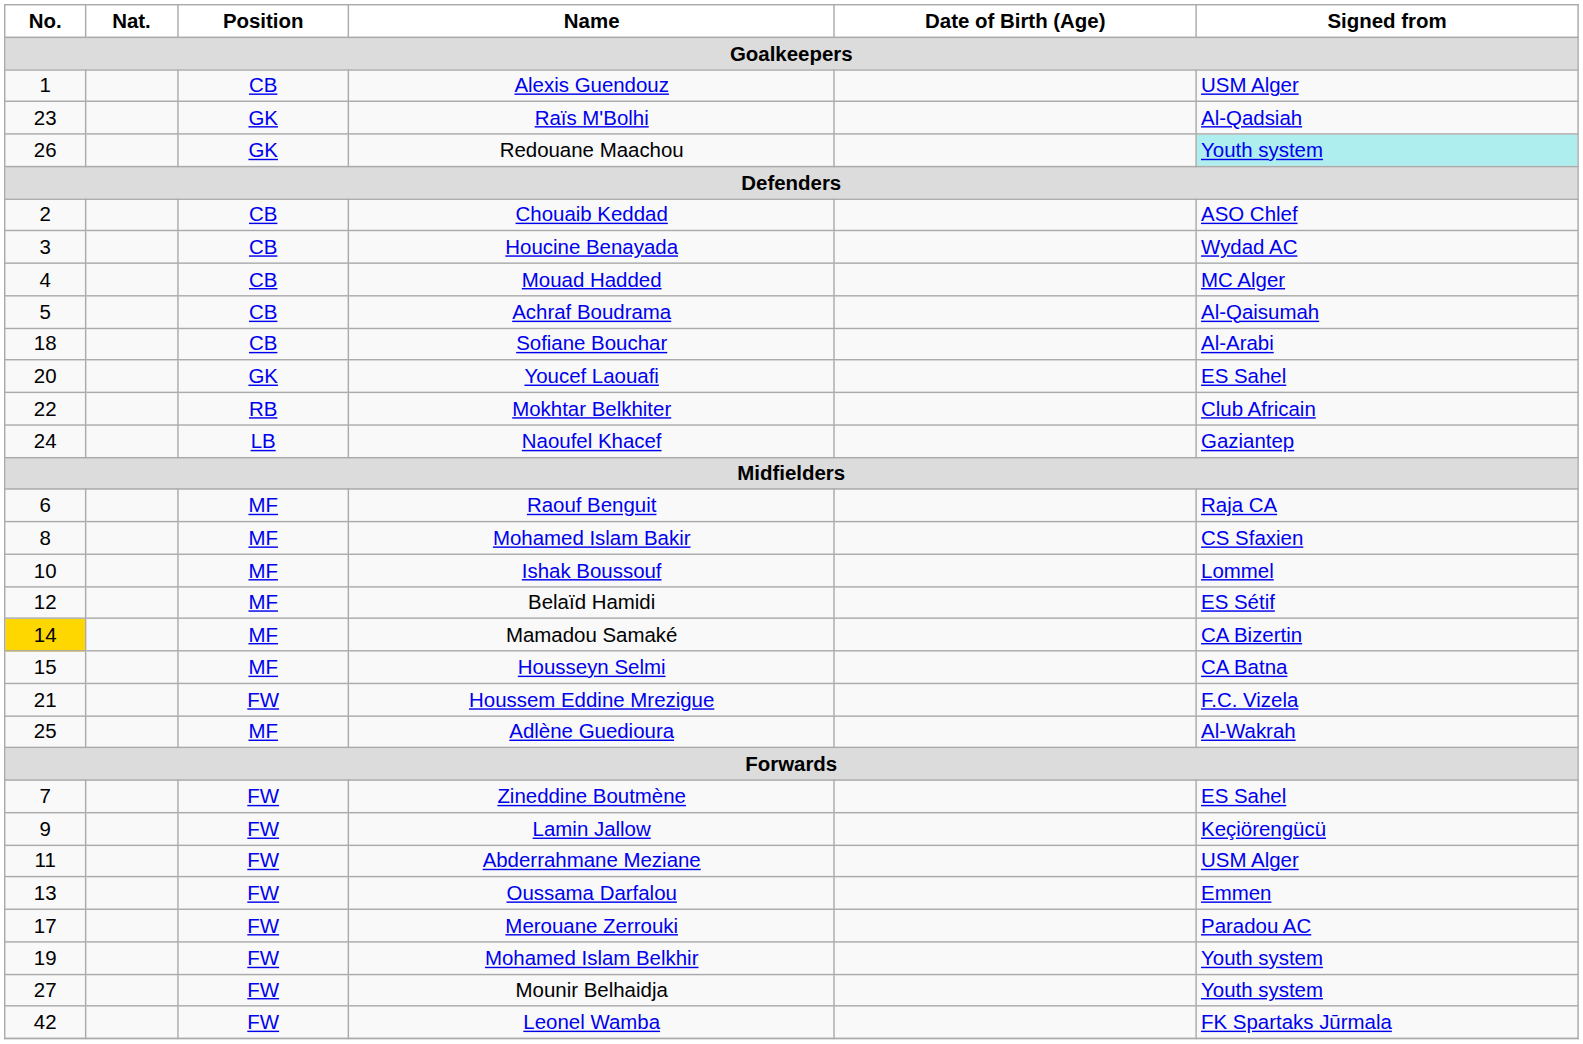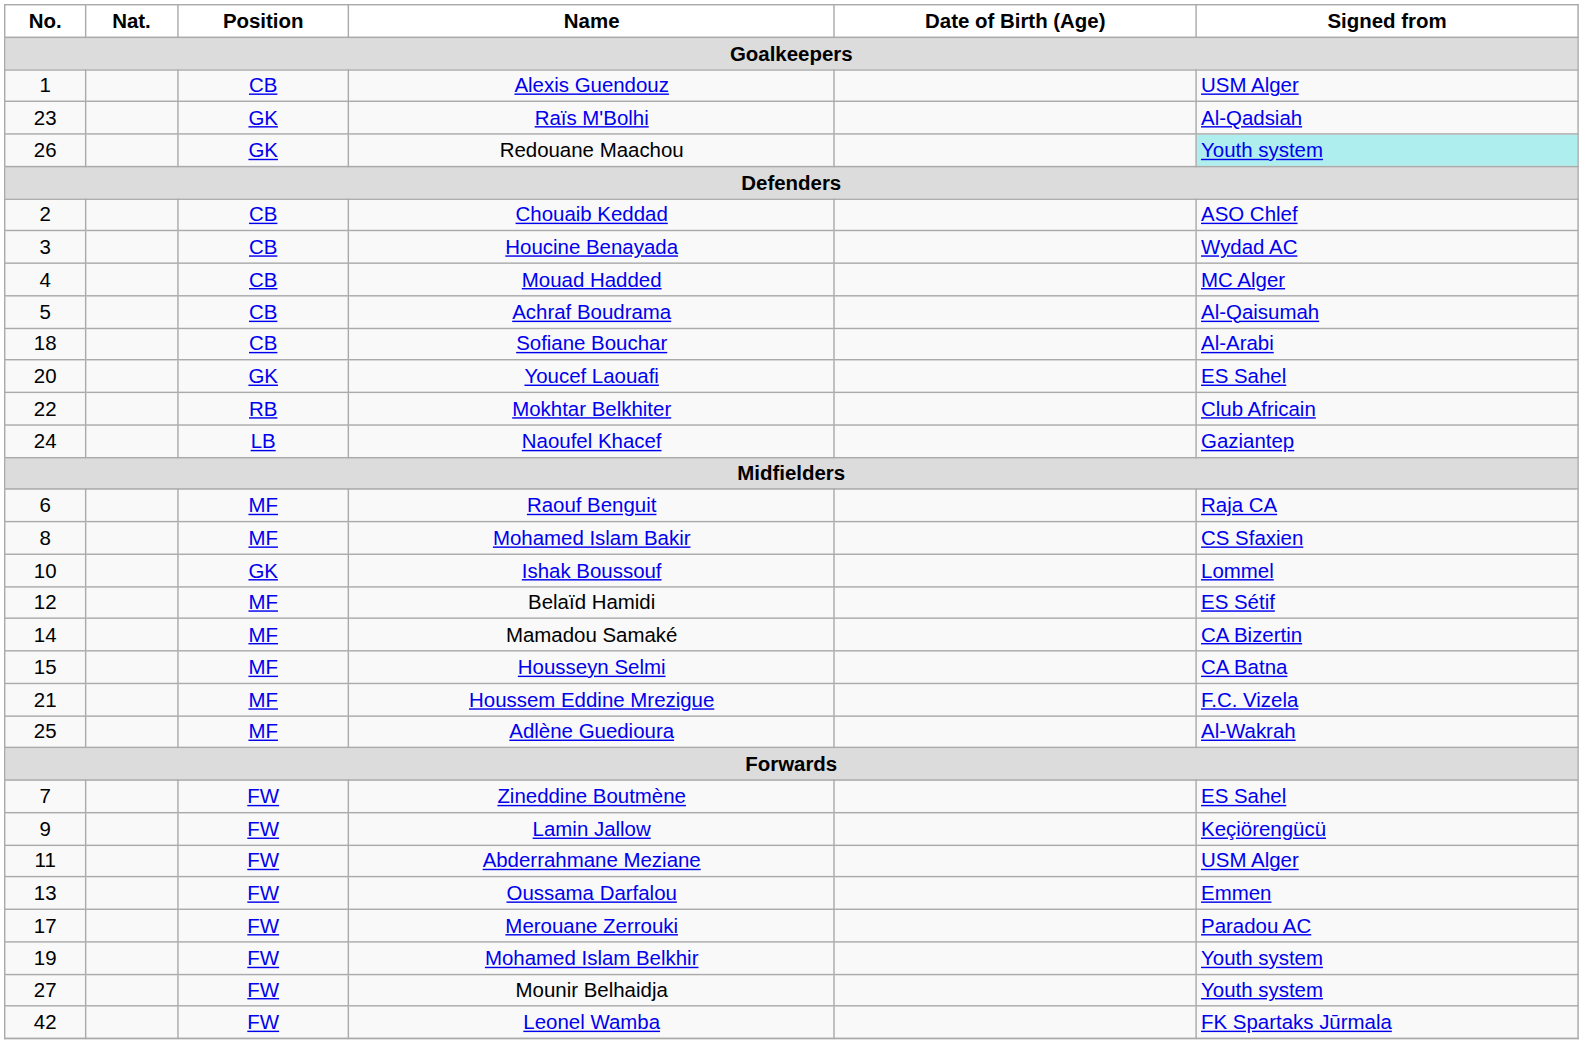(263, 570) MF -> (263, 570) GK
(45, 635) gold background -> (45, 635) no background
(263, 700) FW -> (263, 700) MF
